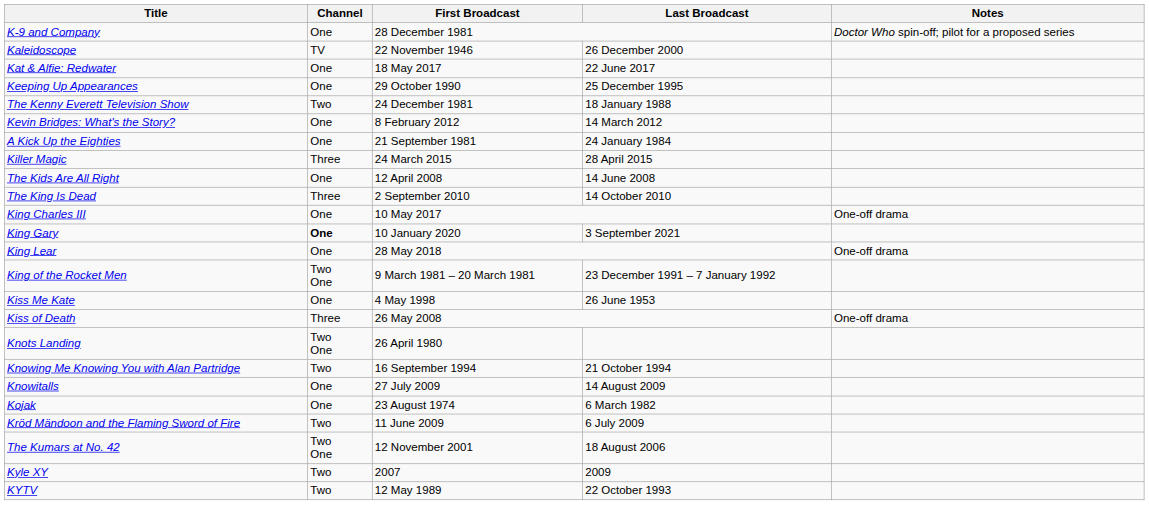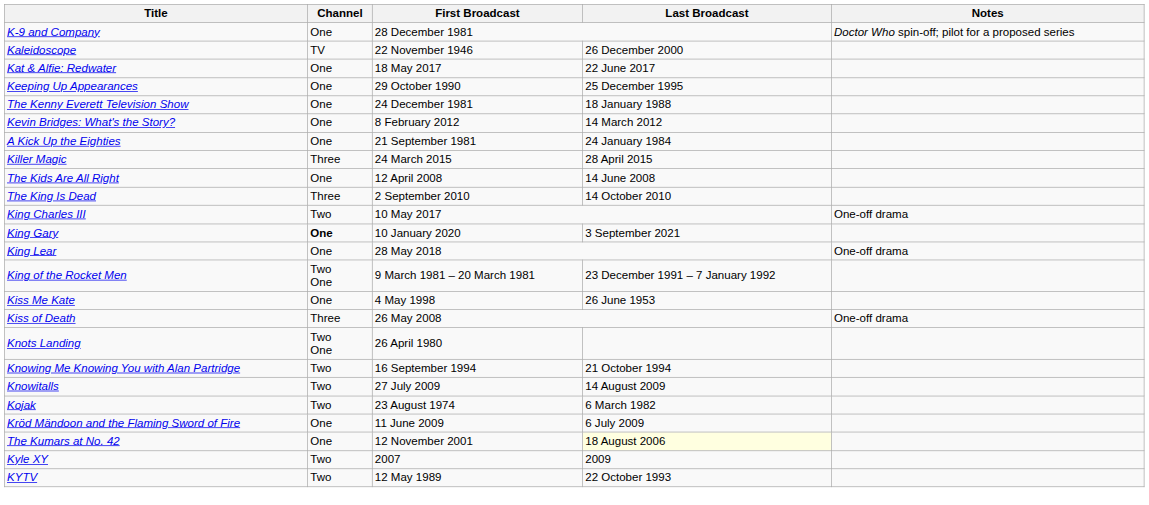(321, 104) Two -> (321, 104) One
(321, 214) One -> (321, 214) Two
(321, 386) One -> (321, 386) Two
(321, 404) One -> (321, 404) Two
(321, 423) Two -> (321, 423) One
(321, 447) Two One -> (321, 441) One
(625, 447) no background -> (625, 441) lightyellow background
